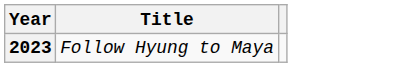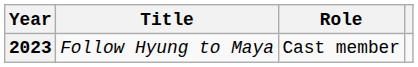+ column: (341, 19)
